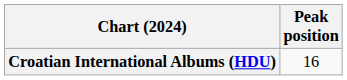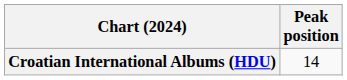(311, 61) 16 -> (311, 61) 14
